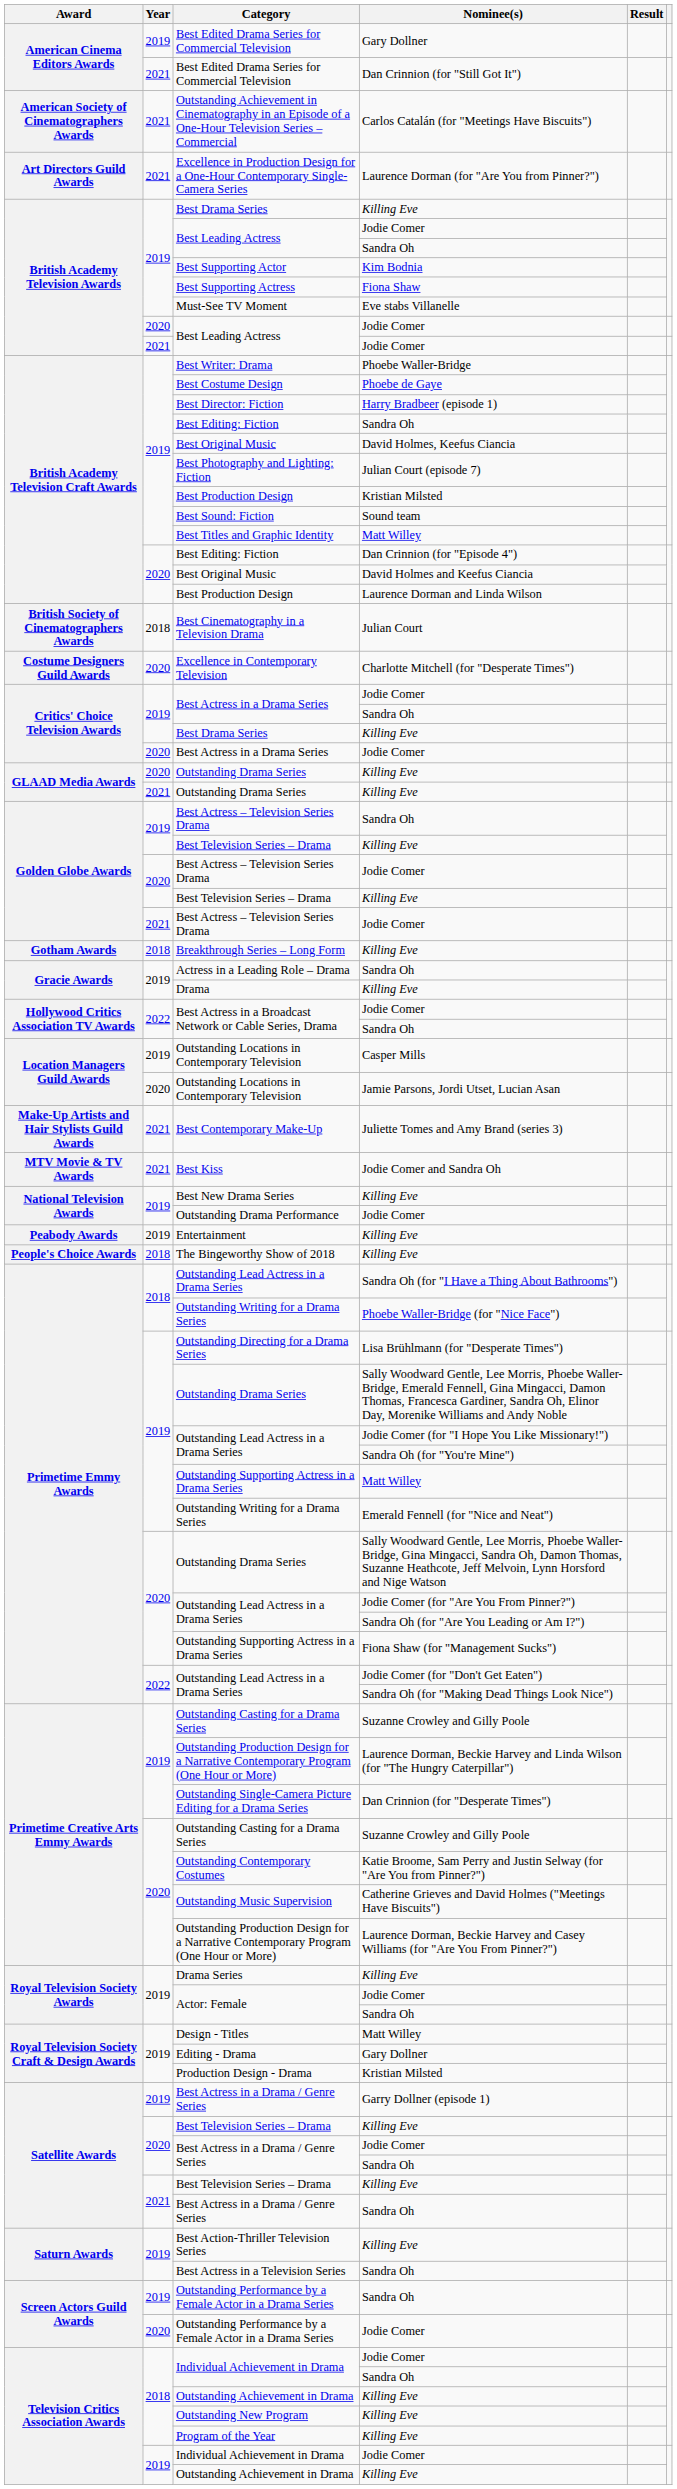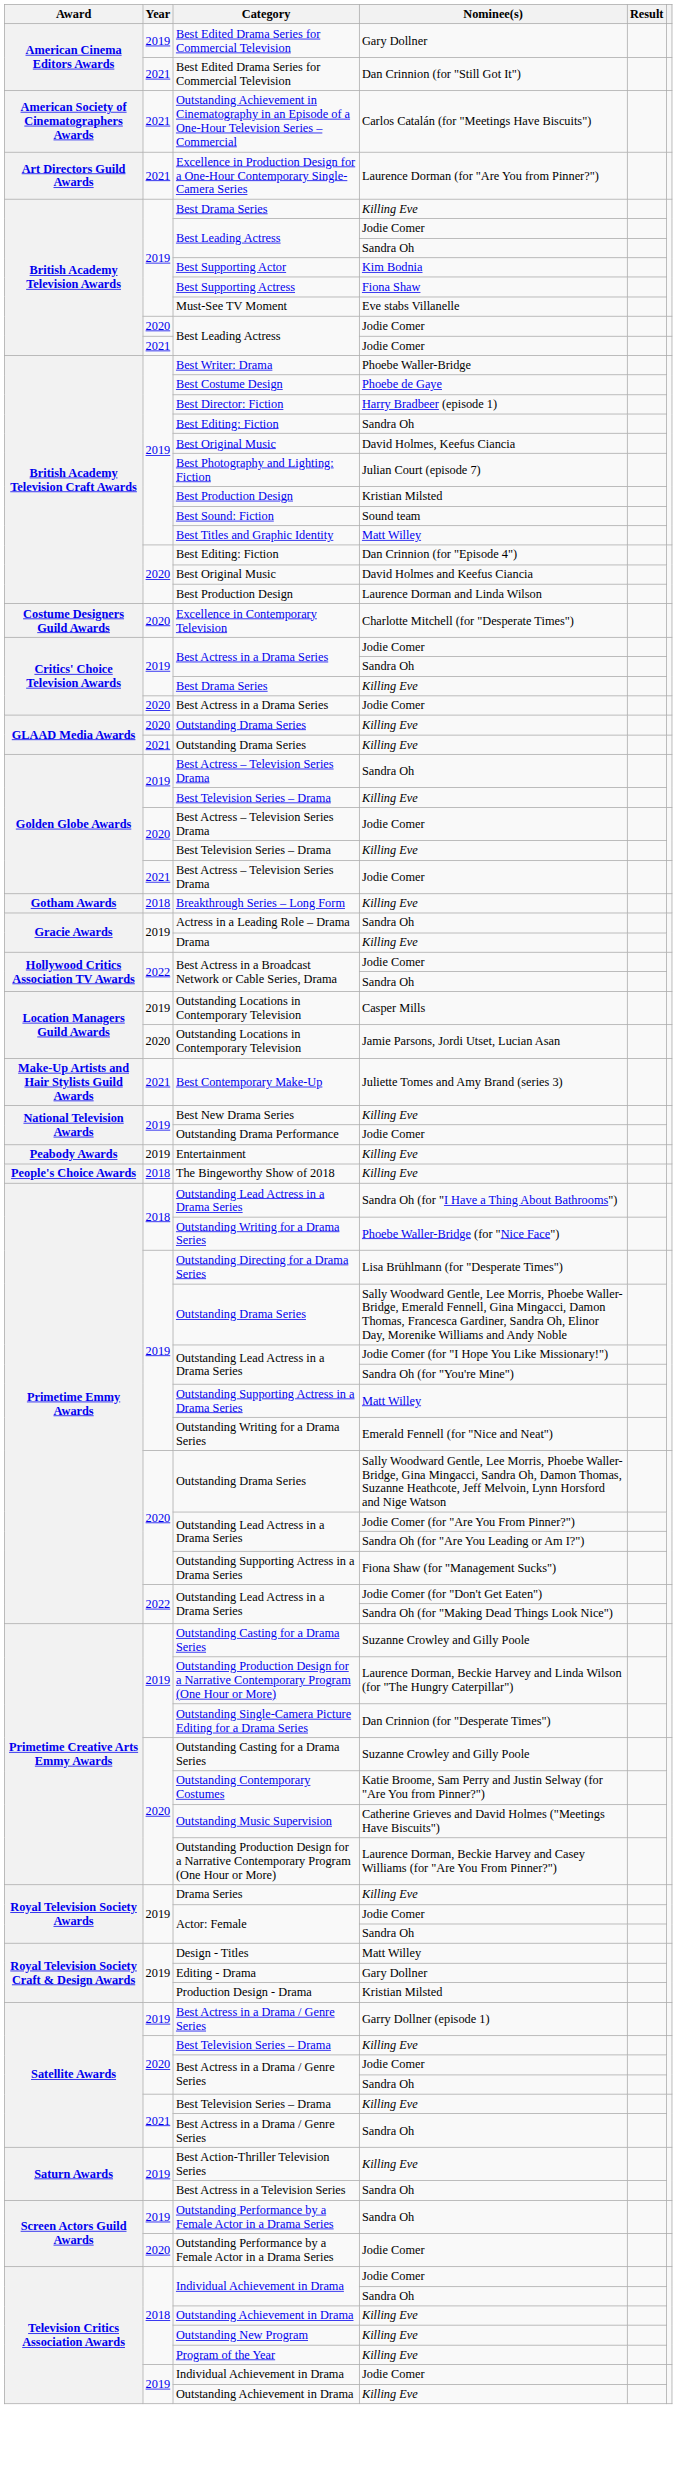- row: (158, 627)
- row: (158, 1169)
